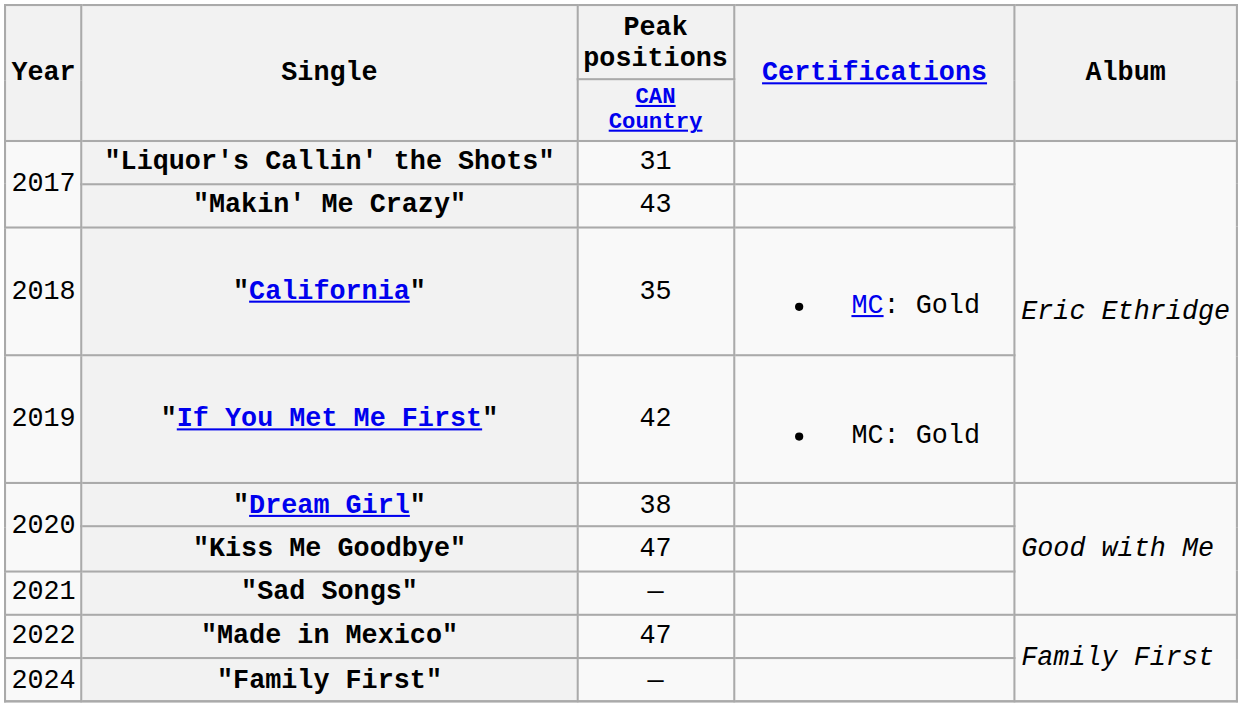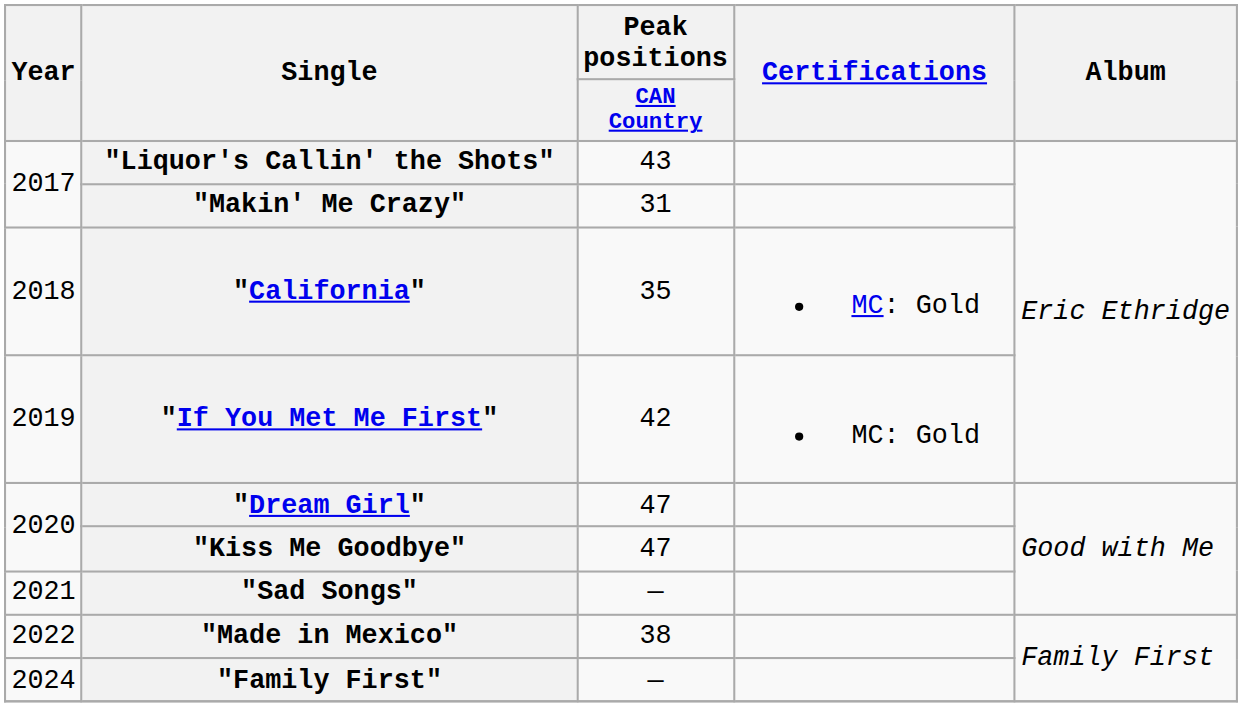(656, 162) 31 -> (656, 162) 43
(656, 205) 43 -> (656, 205) 31
(656, 505) 38 -> (656, 505) 47
(656, 636) 47 -> (656, 636) 38
